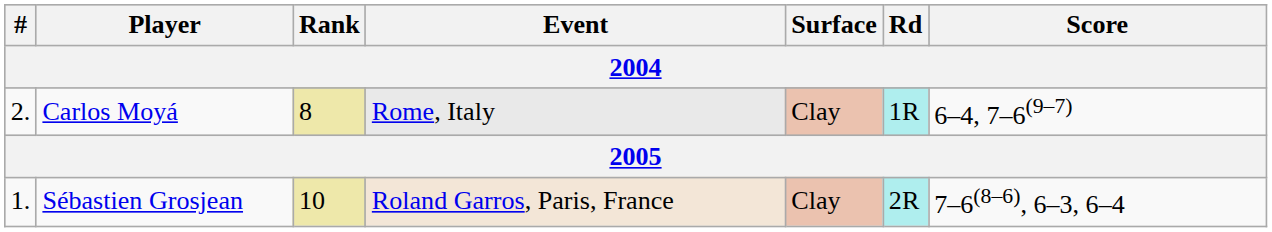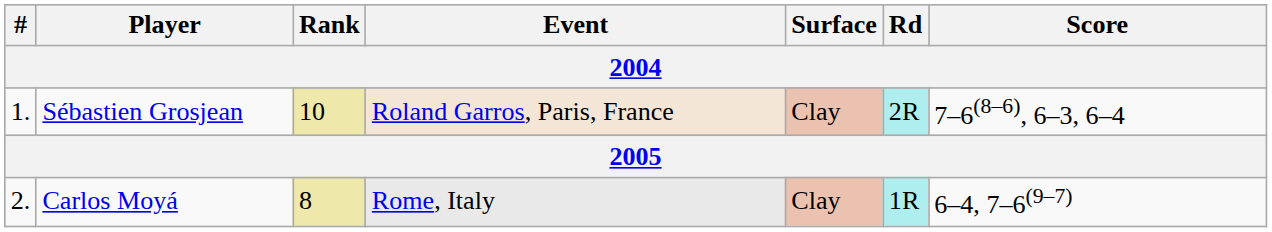rows swapped: (143, 201) <-> (110, 111)
